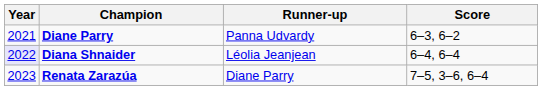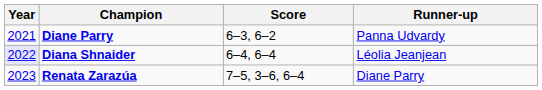columns swapped: (315, 15) <-> (472, 15)
